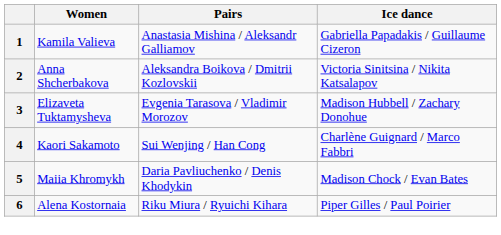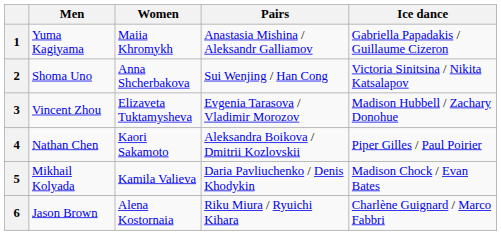+ column: (72, 14)
(76, 41) Kamila Valieva -> (145, 41) Maiia Khromykh
(217, 75) Aleksandra Boikova / Dmitrii Kozlovskii -> (266, 75) Sui Wenjing / Han Cong
(203, 144) Sui Wenjing / Han Cong -> (259, 144) Aleksandra Boikova / Dmitrii Kozlovskii
(390, 144) Charlène Guignard / Marco Fabbri -> (417, 144) Piper Gilles / Paul Poirier
(81, 178) Maiia Khromykh -> (157, 178) Kamila Valieva
(385, 205) Piper Gilles / Paul Poirier -> (421, 213) Charlène Guignard / Marco Fabbri
